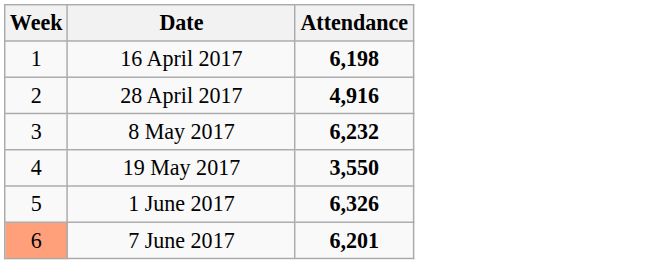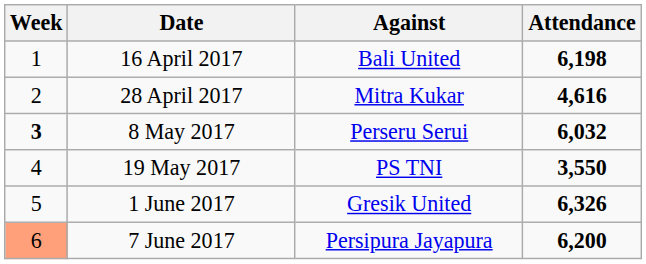+ column: (409, 22)
(354, 95) 4,916 -> (582, 95) 4,616
(36, 131) normal -> (36, 131) bold
(354, 131) 6,232 -> (582, 131) 6,032
(354, 240) 6,201 -> (582, 240) 6,200
